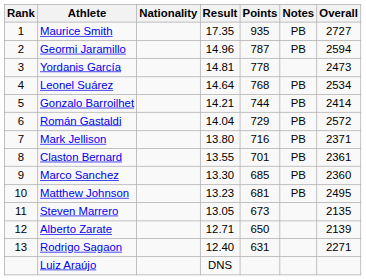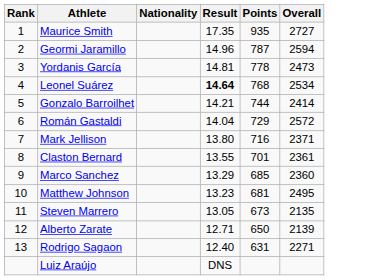- column: (298, 13)
(220, 85) normal -> (220, 85) bold
(220, 175) 13.30 -> (220, 175) 13.29
